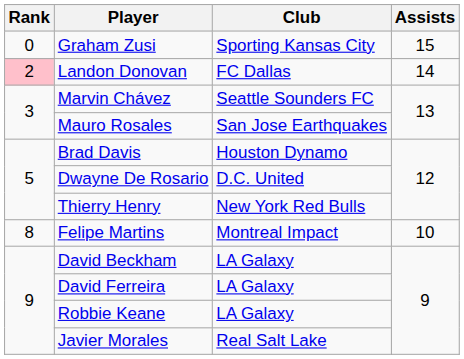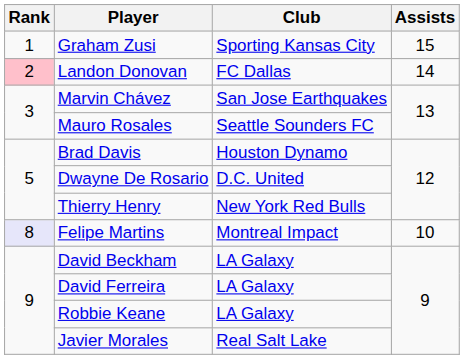(29, 44) 0 -> (29, 44) 1
(295, 98) Seattle Sounders FC -> (302, 98) San Jose Earthquakes
(302, 125) San Jose Earthquakes -> (295, 125) Seattle Sounders FC
(29, 233) no background -> (29, 233) lavender background
